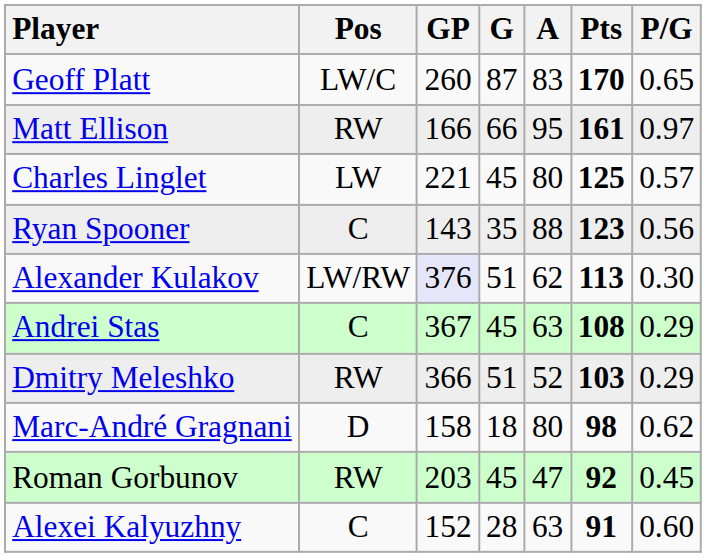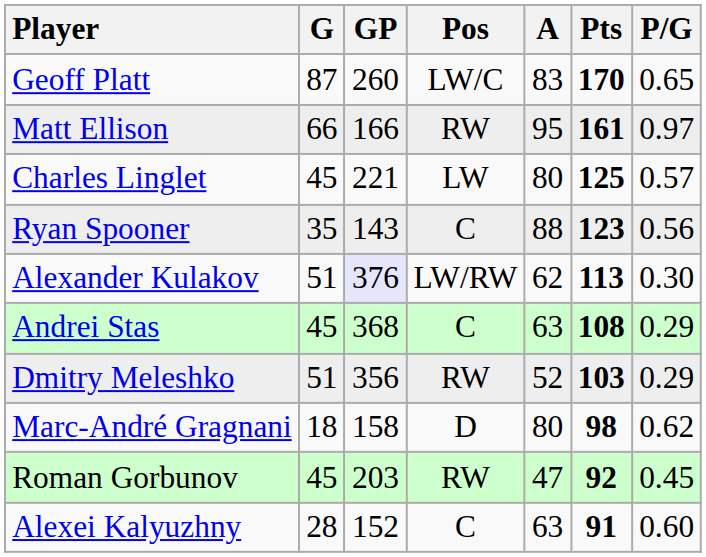columns swapped: (358, 29) <-> (502, 29)
(448, 327) 367 -> (376, 327) 368
(448, 377) 366 -> (376, 377) 356
